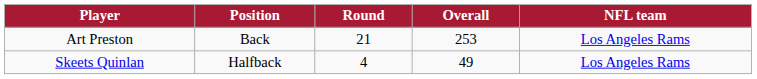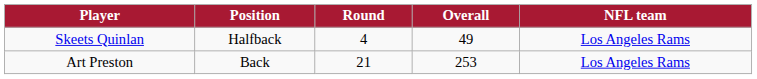rows swapped: (100, 62) <-> (100, 39)
